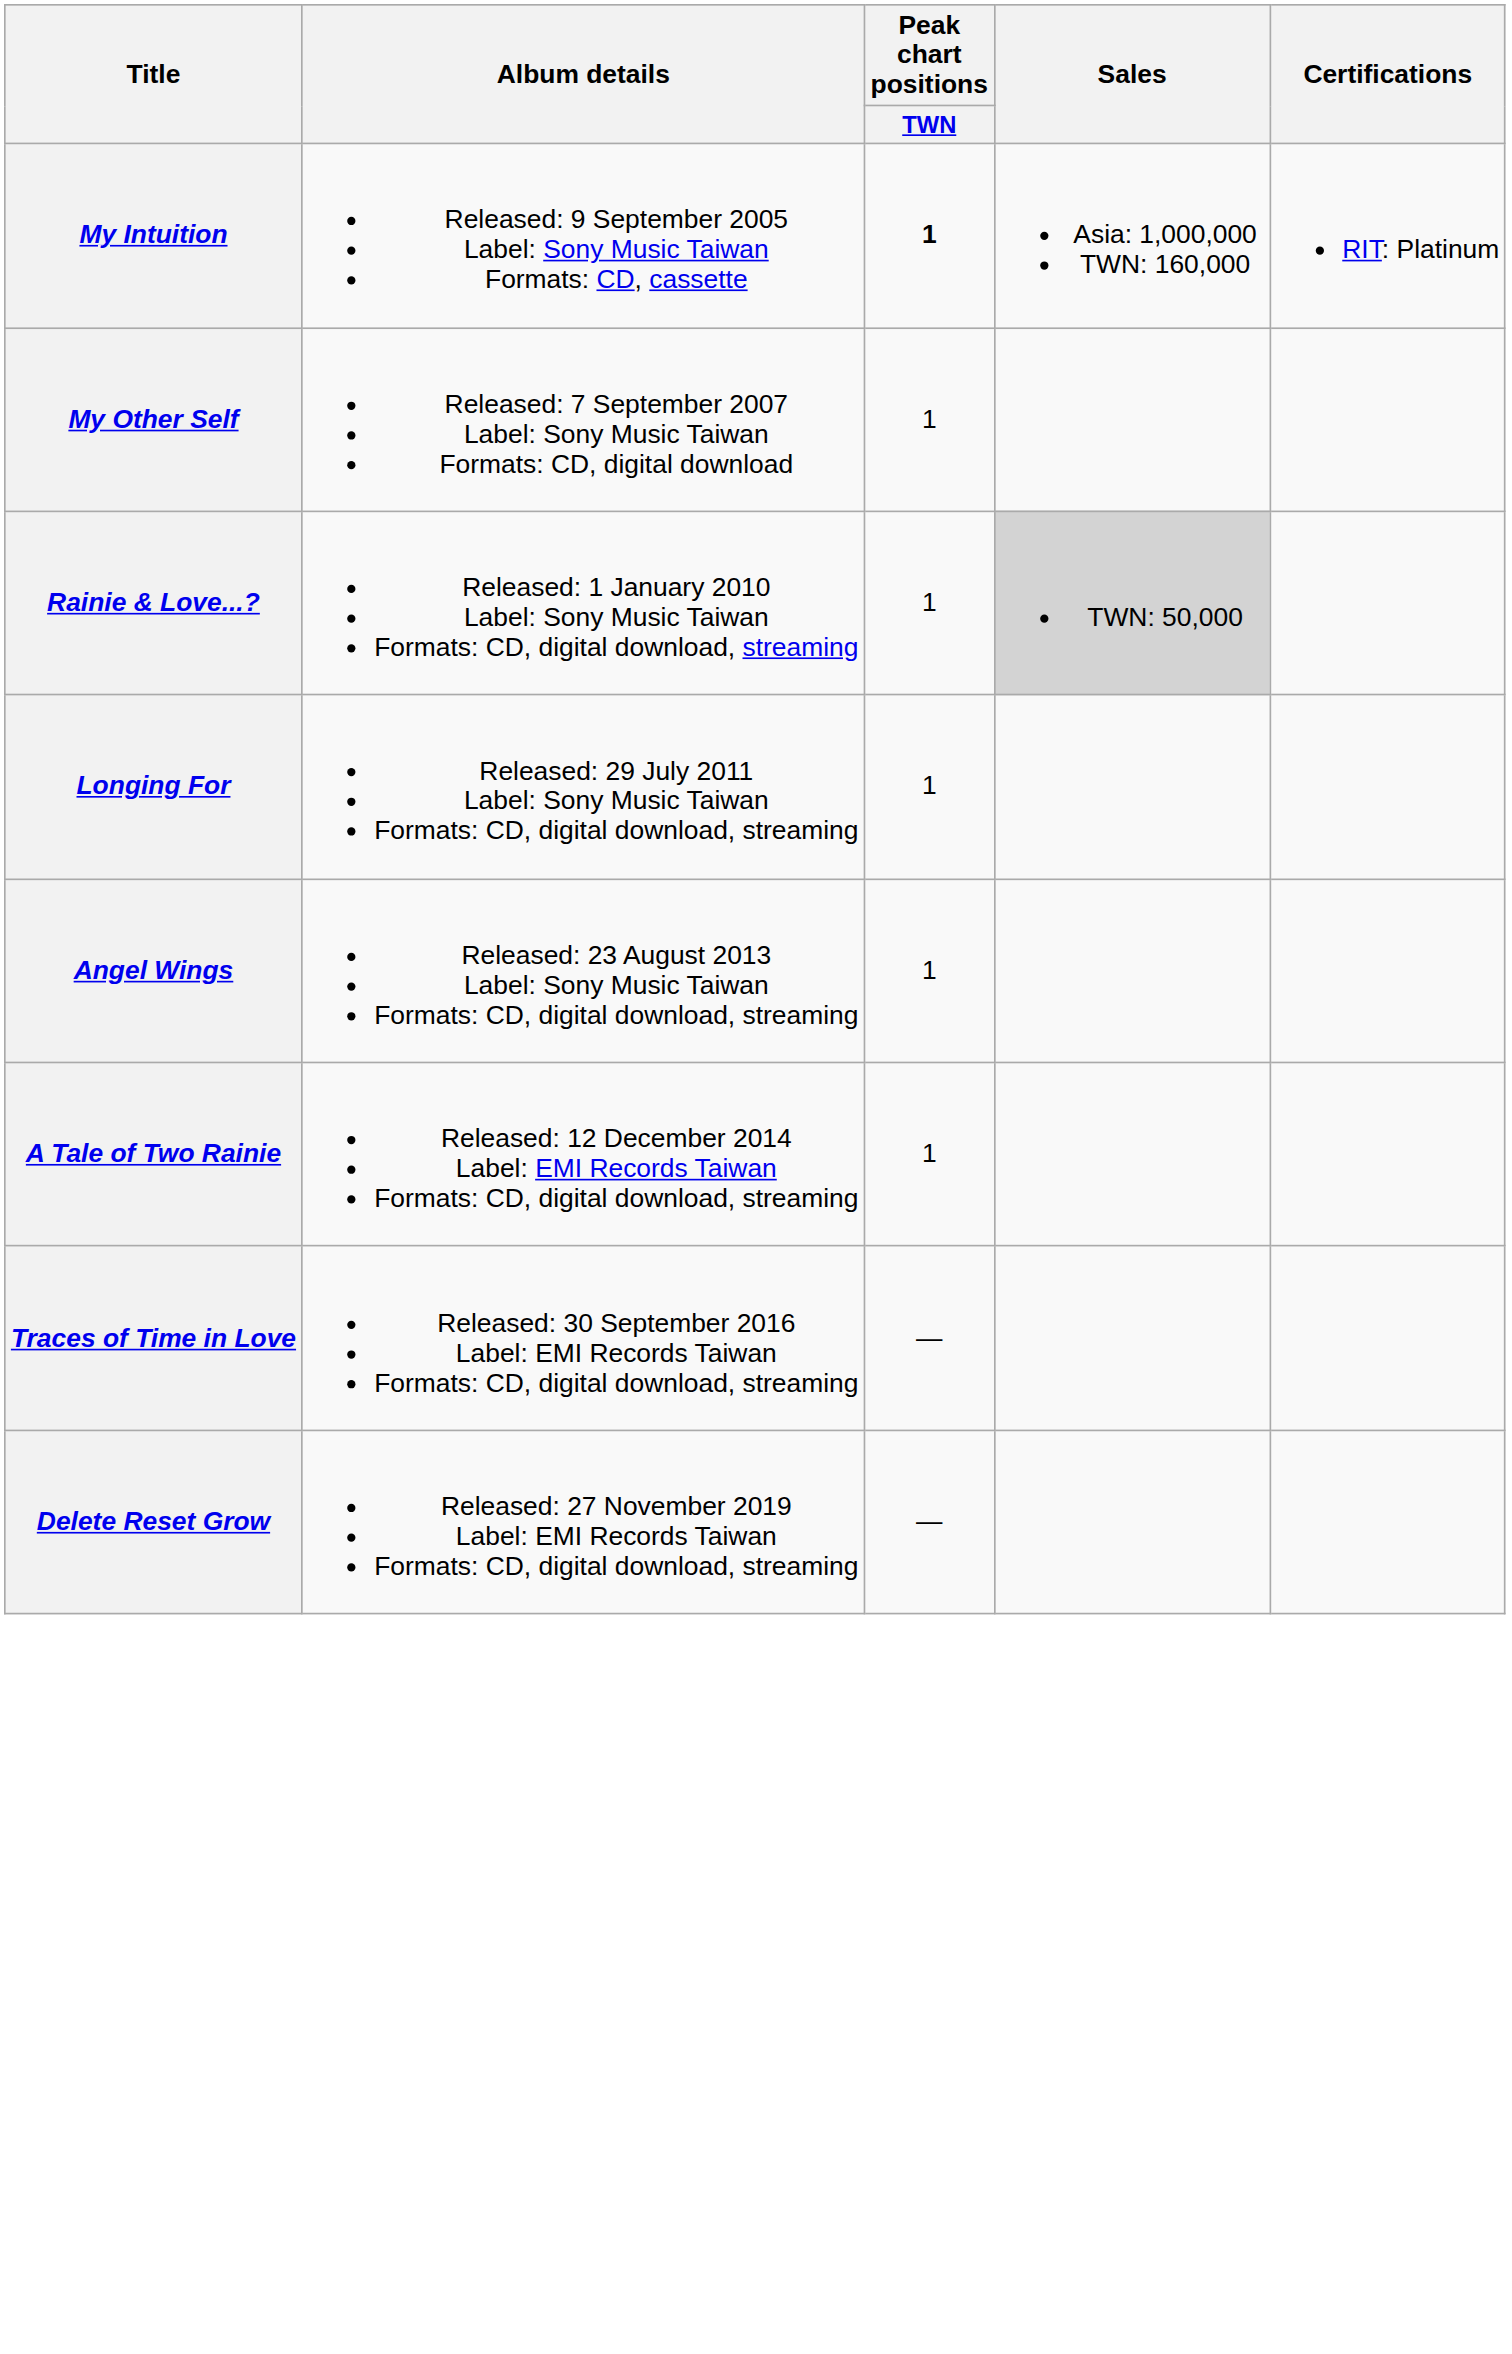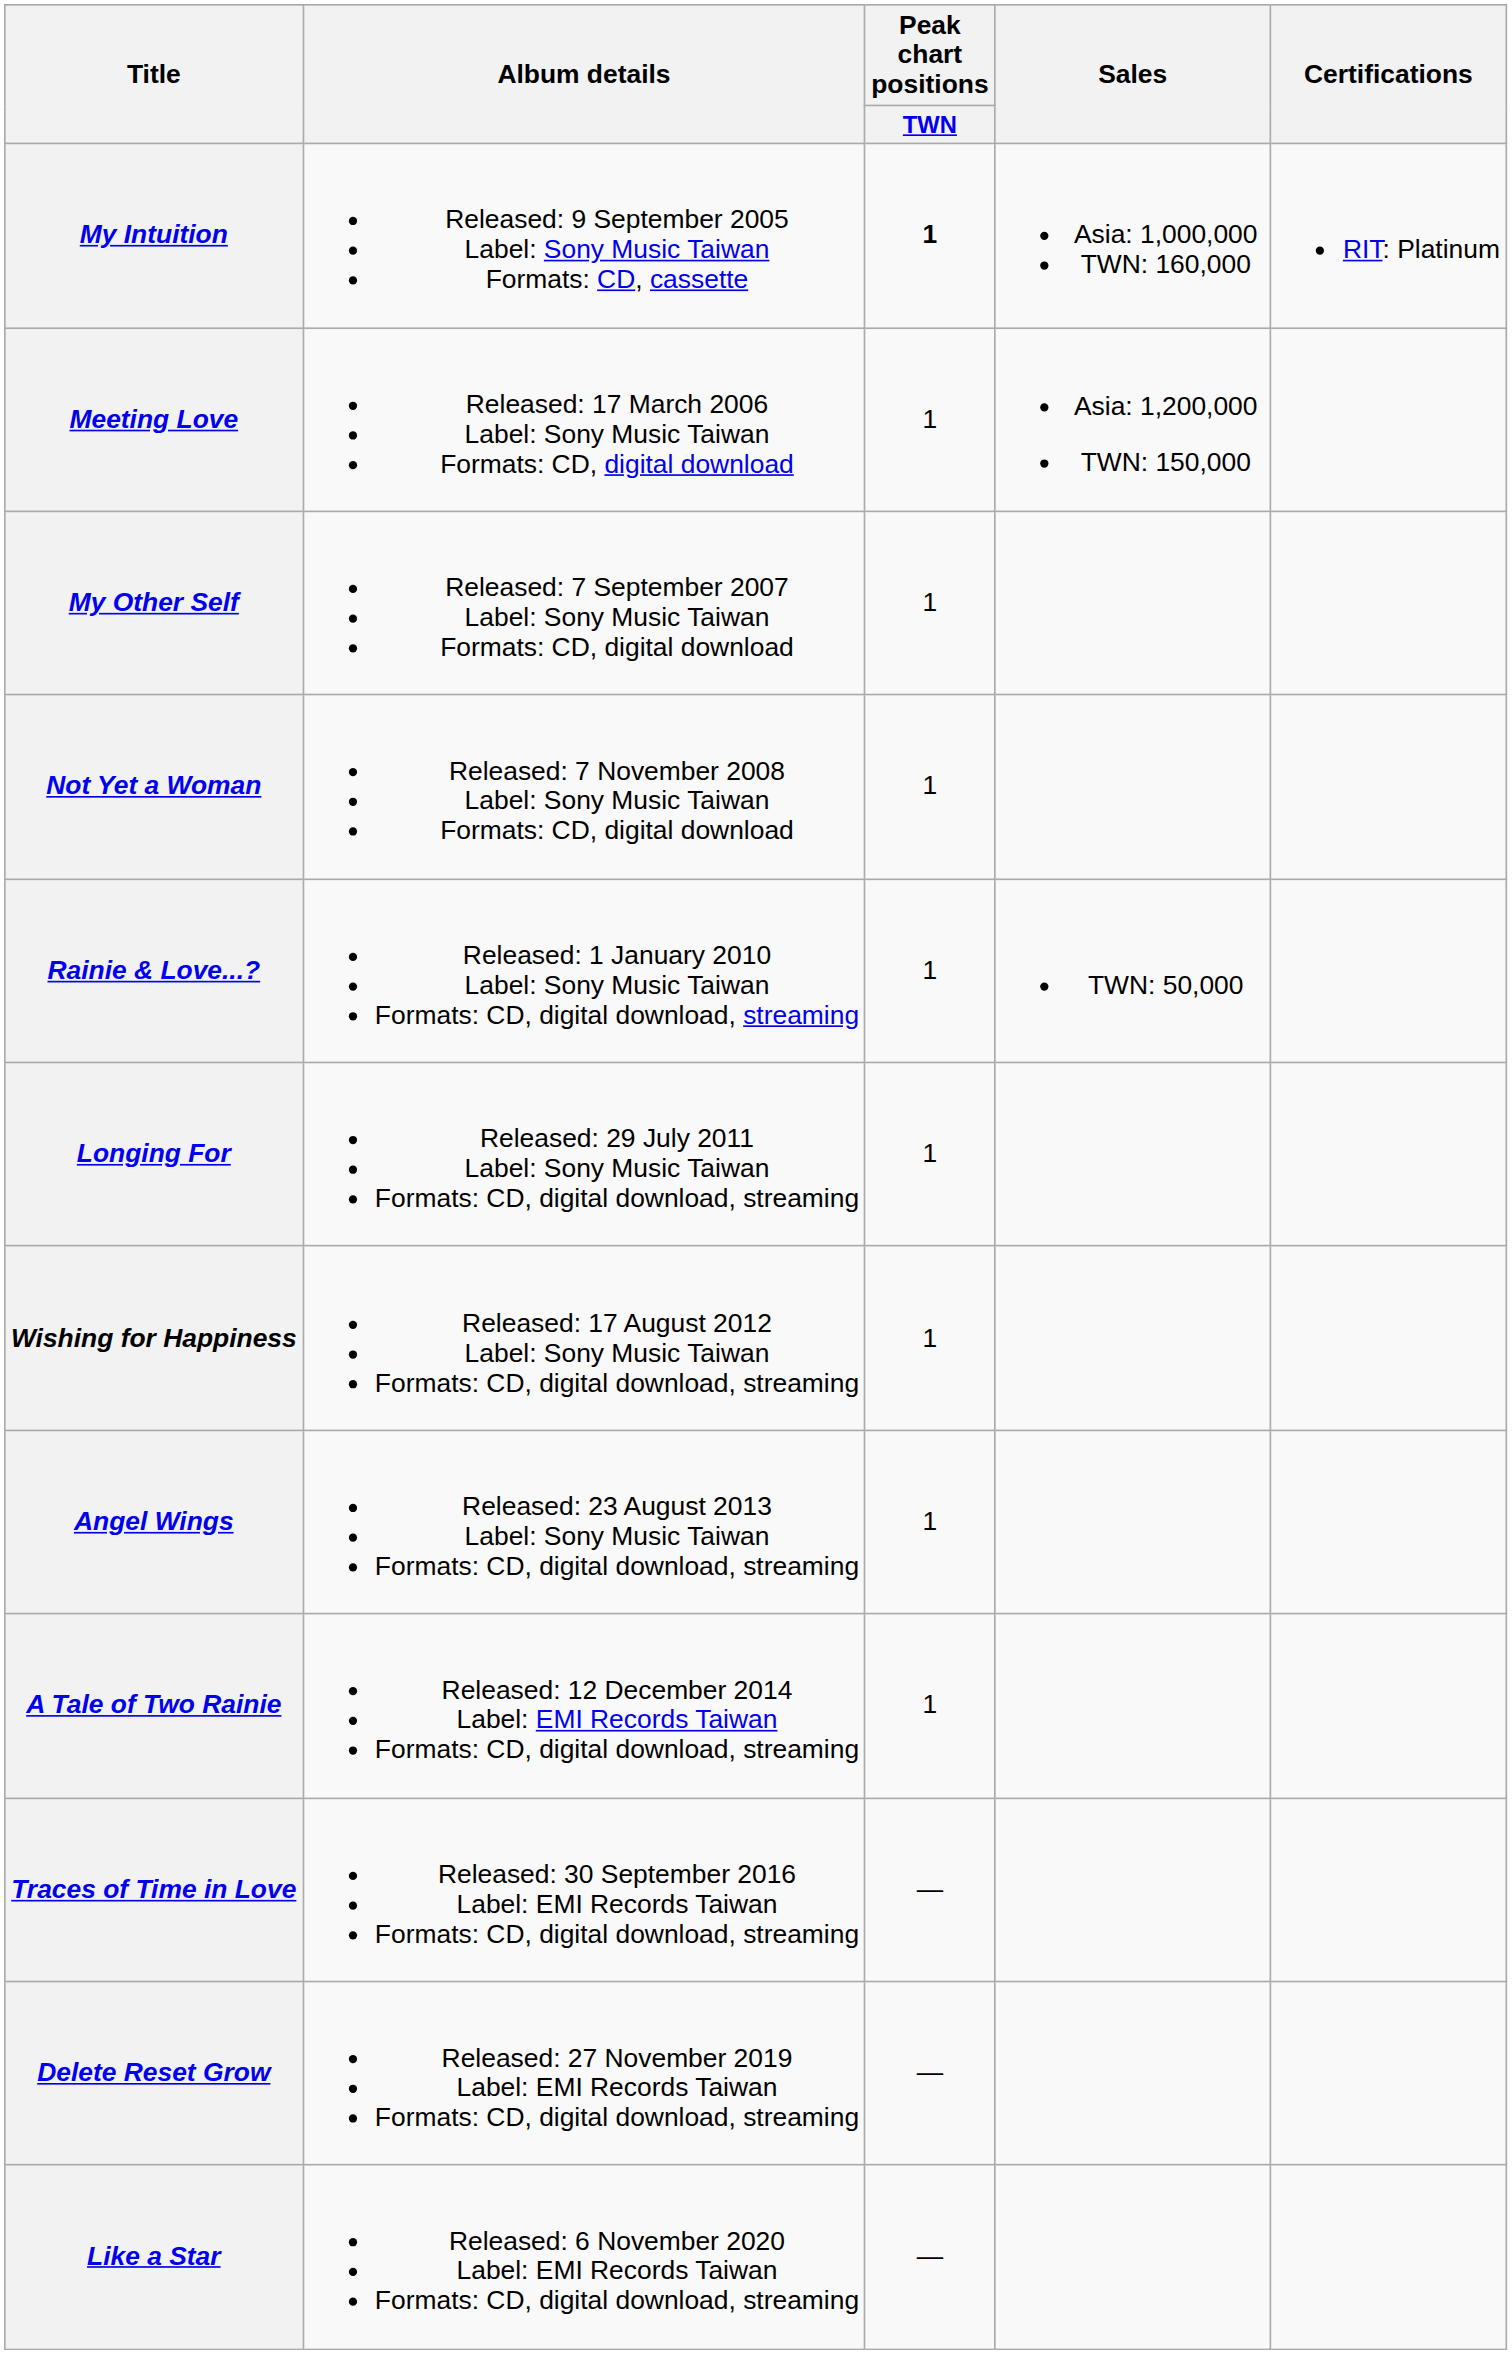+ row: (154, 418)
+ row: (154, 786)
(1132, 618) lightgrey background -> (1133, 985) no background
+ row: (154, 1337)
+ row: (154, 2256)
